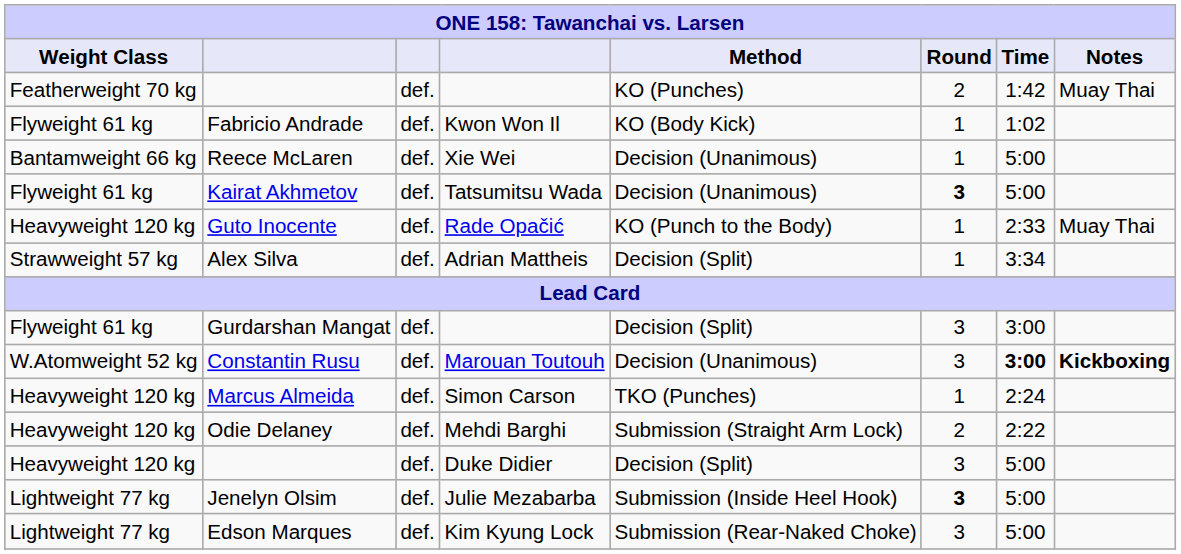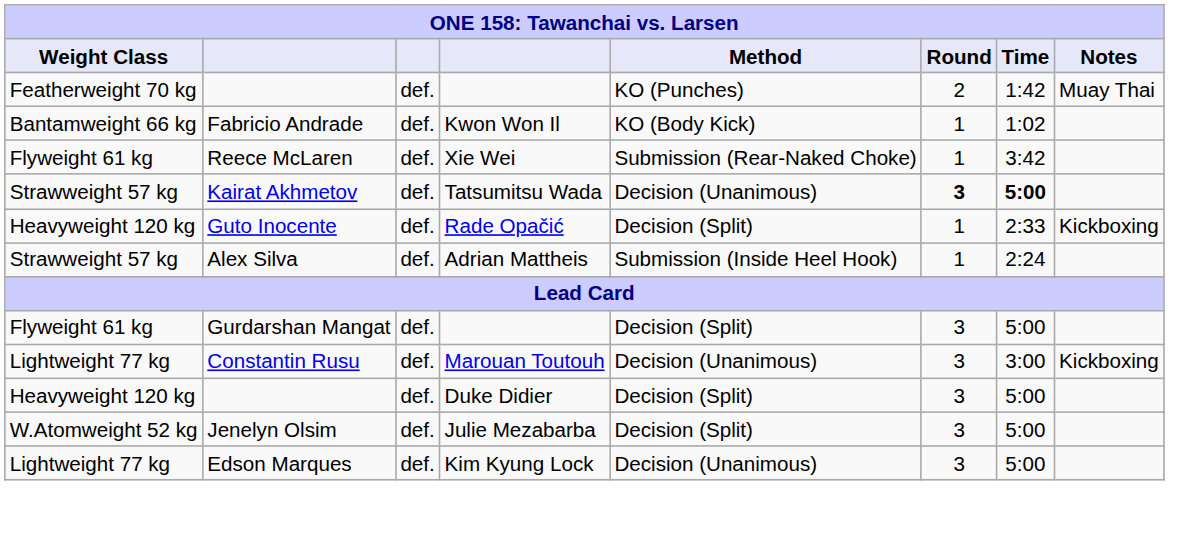(81, 123) Flyweight 61 kg -> (103, 123) Bantamweight 66 kg
(103, 157) Bantamweight 66 kg -> (81, 157) Flyweight 61 kg
(716, 157) Decision (Unanimous) -> (766, 157) Submission (Rear-Naked Choke)
(1025, 157) 5:00 -> (1025, 157) 3:42
(81, 191) Flyweight 61 kg -> (94, 191) Strawweight 57 kg
(1025, 191) normal -> (1025, 191) bold
(723, 225) KO (Punch to the Body) -> (684, 225) Decision (Split)
(1107, 225) Muay Thai -> (1109, 225) Kickboxing
(684, 259) Decision (Split) -> (756, 259) Submission (Inside Heel Hook)
(1025, 259) 3:34 -> (1025, 259) 2:24
(1025, 327) 3:00 -> (1025, 327) 5:00
(104, 361) W.Atomweight 52 kg -> (90, 361) Lightweight 77 kg
(1025, 361) bold -> (1025, 361) normal
(1115, 361) bold -> (1109, 361) normal
- row: (281, 395)
- row: (270, 429)
(90, 497) Lightweight 77 kg -> (104, 429) W.Atomweight 52 kg
(756, 497) Submission (Inside Heel Hook) -> (684, 429) Decision (Split)
(959, 497) bold -> (959, 429) normal
(766, 531) Submission (Rear-Naked Choke) -> (716, 463) Decision (Unanimous)
